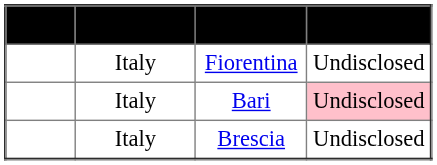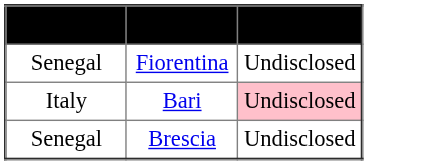- column: (41, 24)
(135, 63) Italy -> (66, 63) Senegal
(135, 139) Italy -> (66, 139) Senegal
